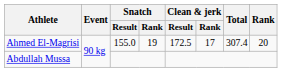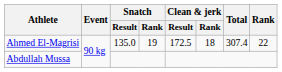(125, 43) 155.0 -> (125, 43) 135.0
(210, 43) 17 -> (210, 43) 18
(263, 43) 20 -> (263, 43) 22
